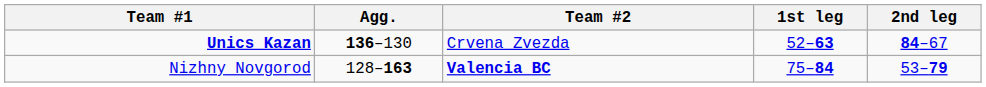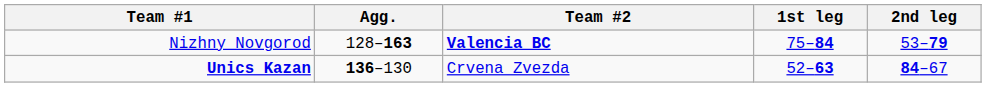rows swapped: (259, 43) <-> (240, 69)
